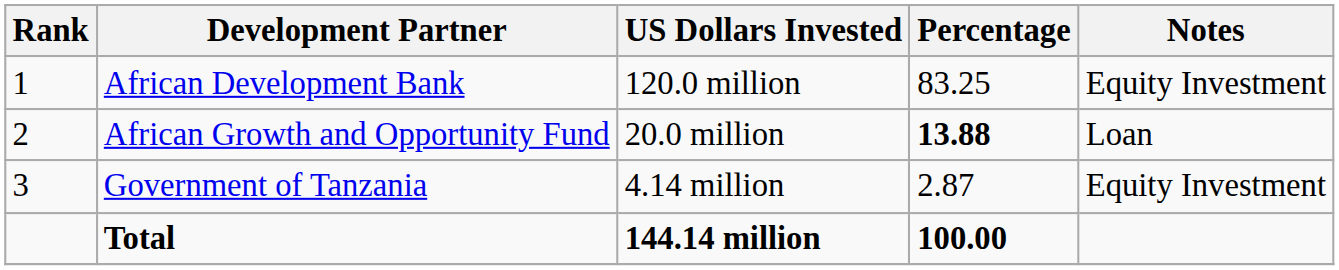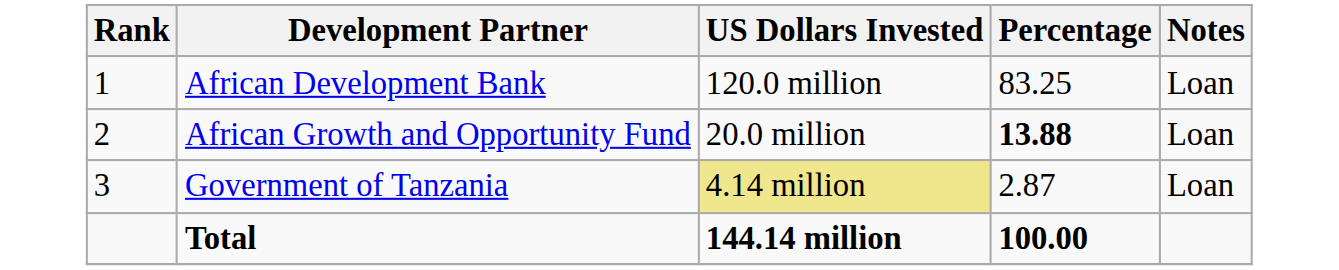(1206, 82) Equity Investment -> (1200, 82) Loan
(705, 185) no background -> (786, 185) khaki background
(1206, 185) Equity Investment -> (1200, 185) Loan
